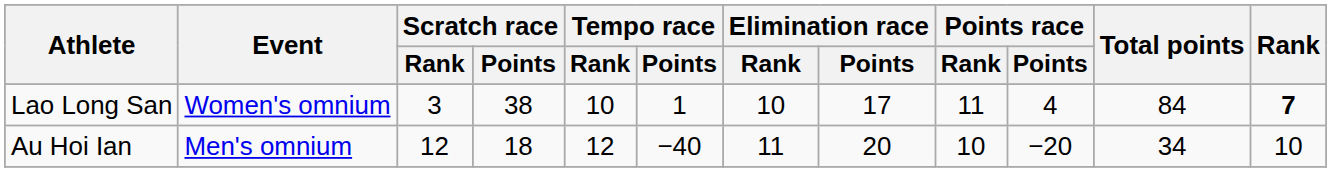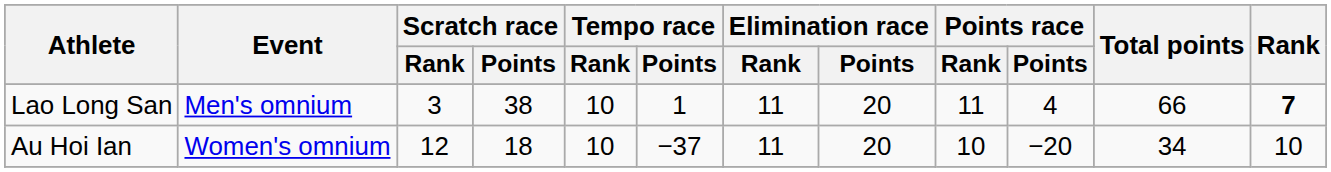(287, 105) Women's omnium -> (268, 105) Men's omnium
(771, 105) 10 -> (771, 105) 11
(877, 105) 17 -> (877, 105) 20
(1172, 105) 84 -> (1172, 105) 66
(268, 146) Men's omnium -> (287, 146) Women's omnium
(600, 146) 12 -> (600, 146) 10
(679, 146) −40 -> (679, 146) −37
